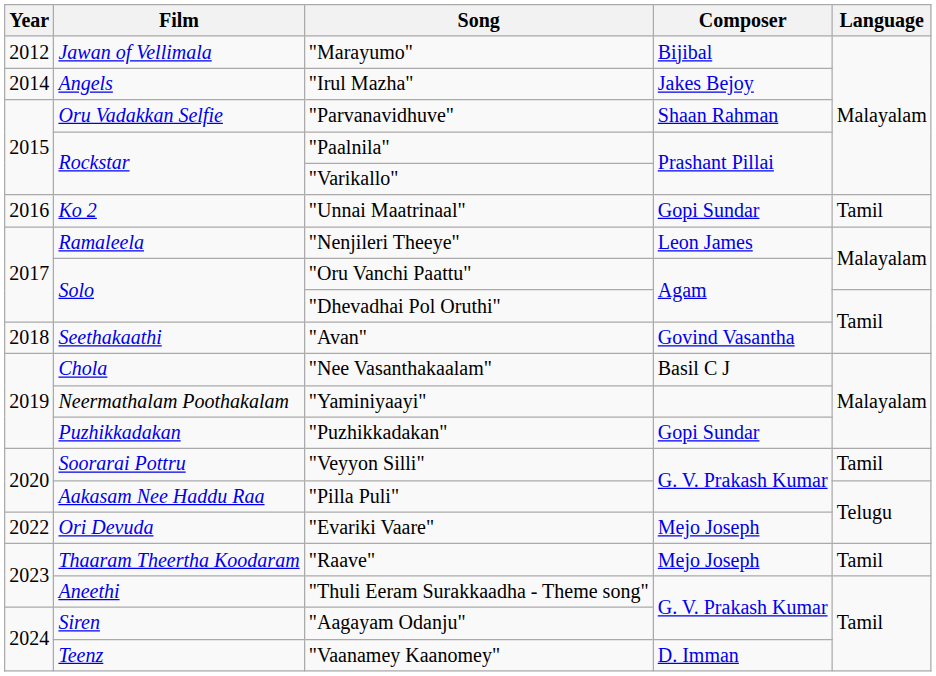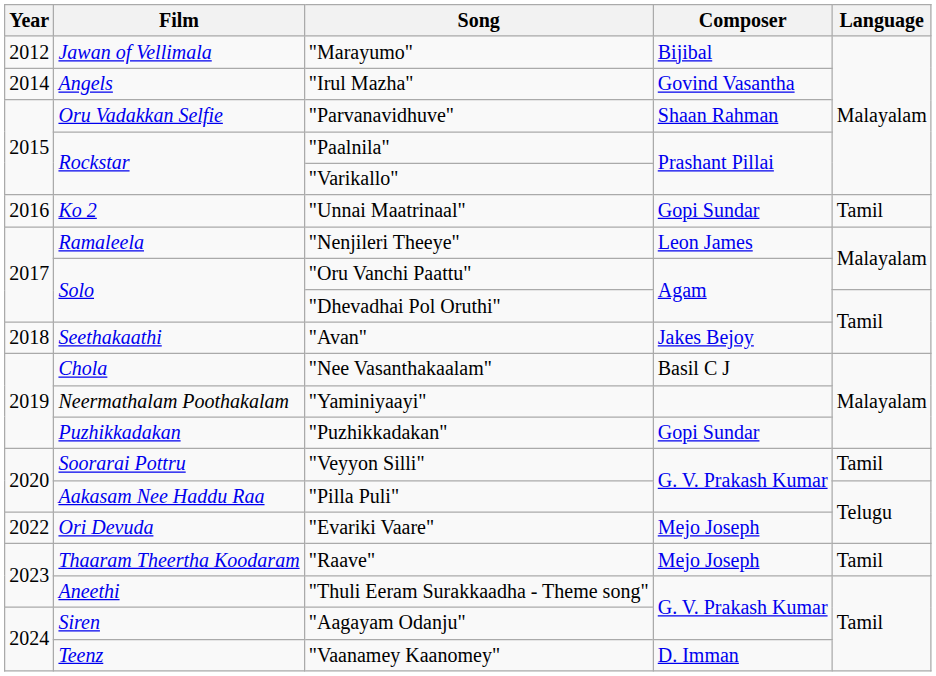(706, 83) Jakes Bejoy -> (726, 83) Govind Vasantha
(726, 337) Govind Vasantha -> (706, 337) Jakes Bejoy
